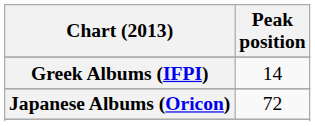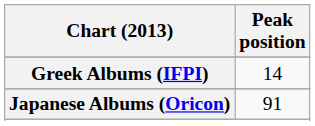(272, 103) 72 -> (272, 103) 91
